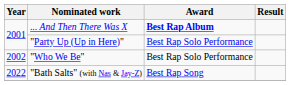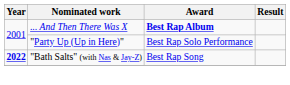- row: (57, 57)
(16, 73) normal -> (16, 57) bold
